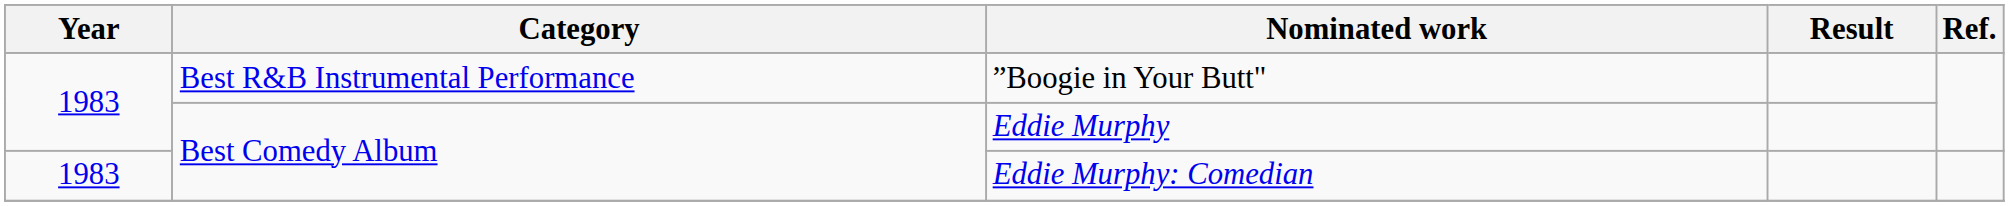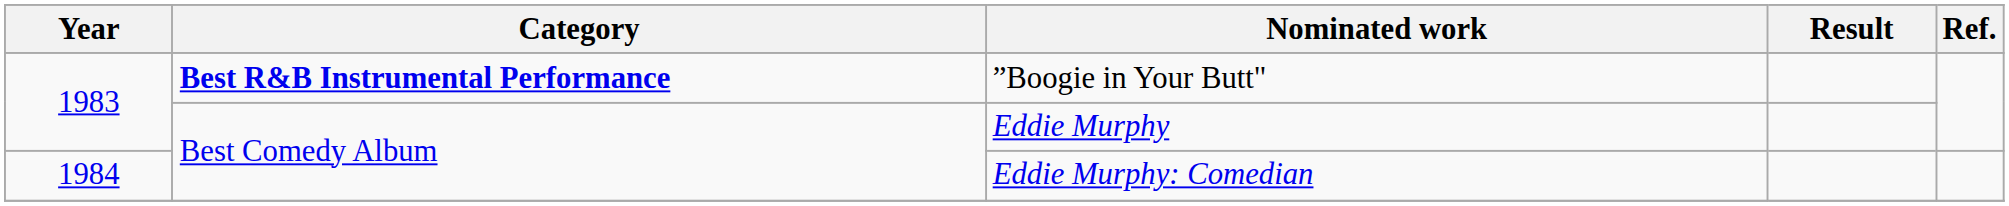(407, 77) normal -> (425, 77) bold
(89, 175) 1983 -> (89, 175) 1984
